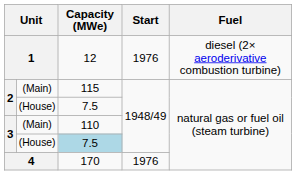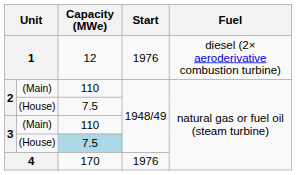(90, 89) 115 -> (90, 89) 110
